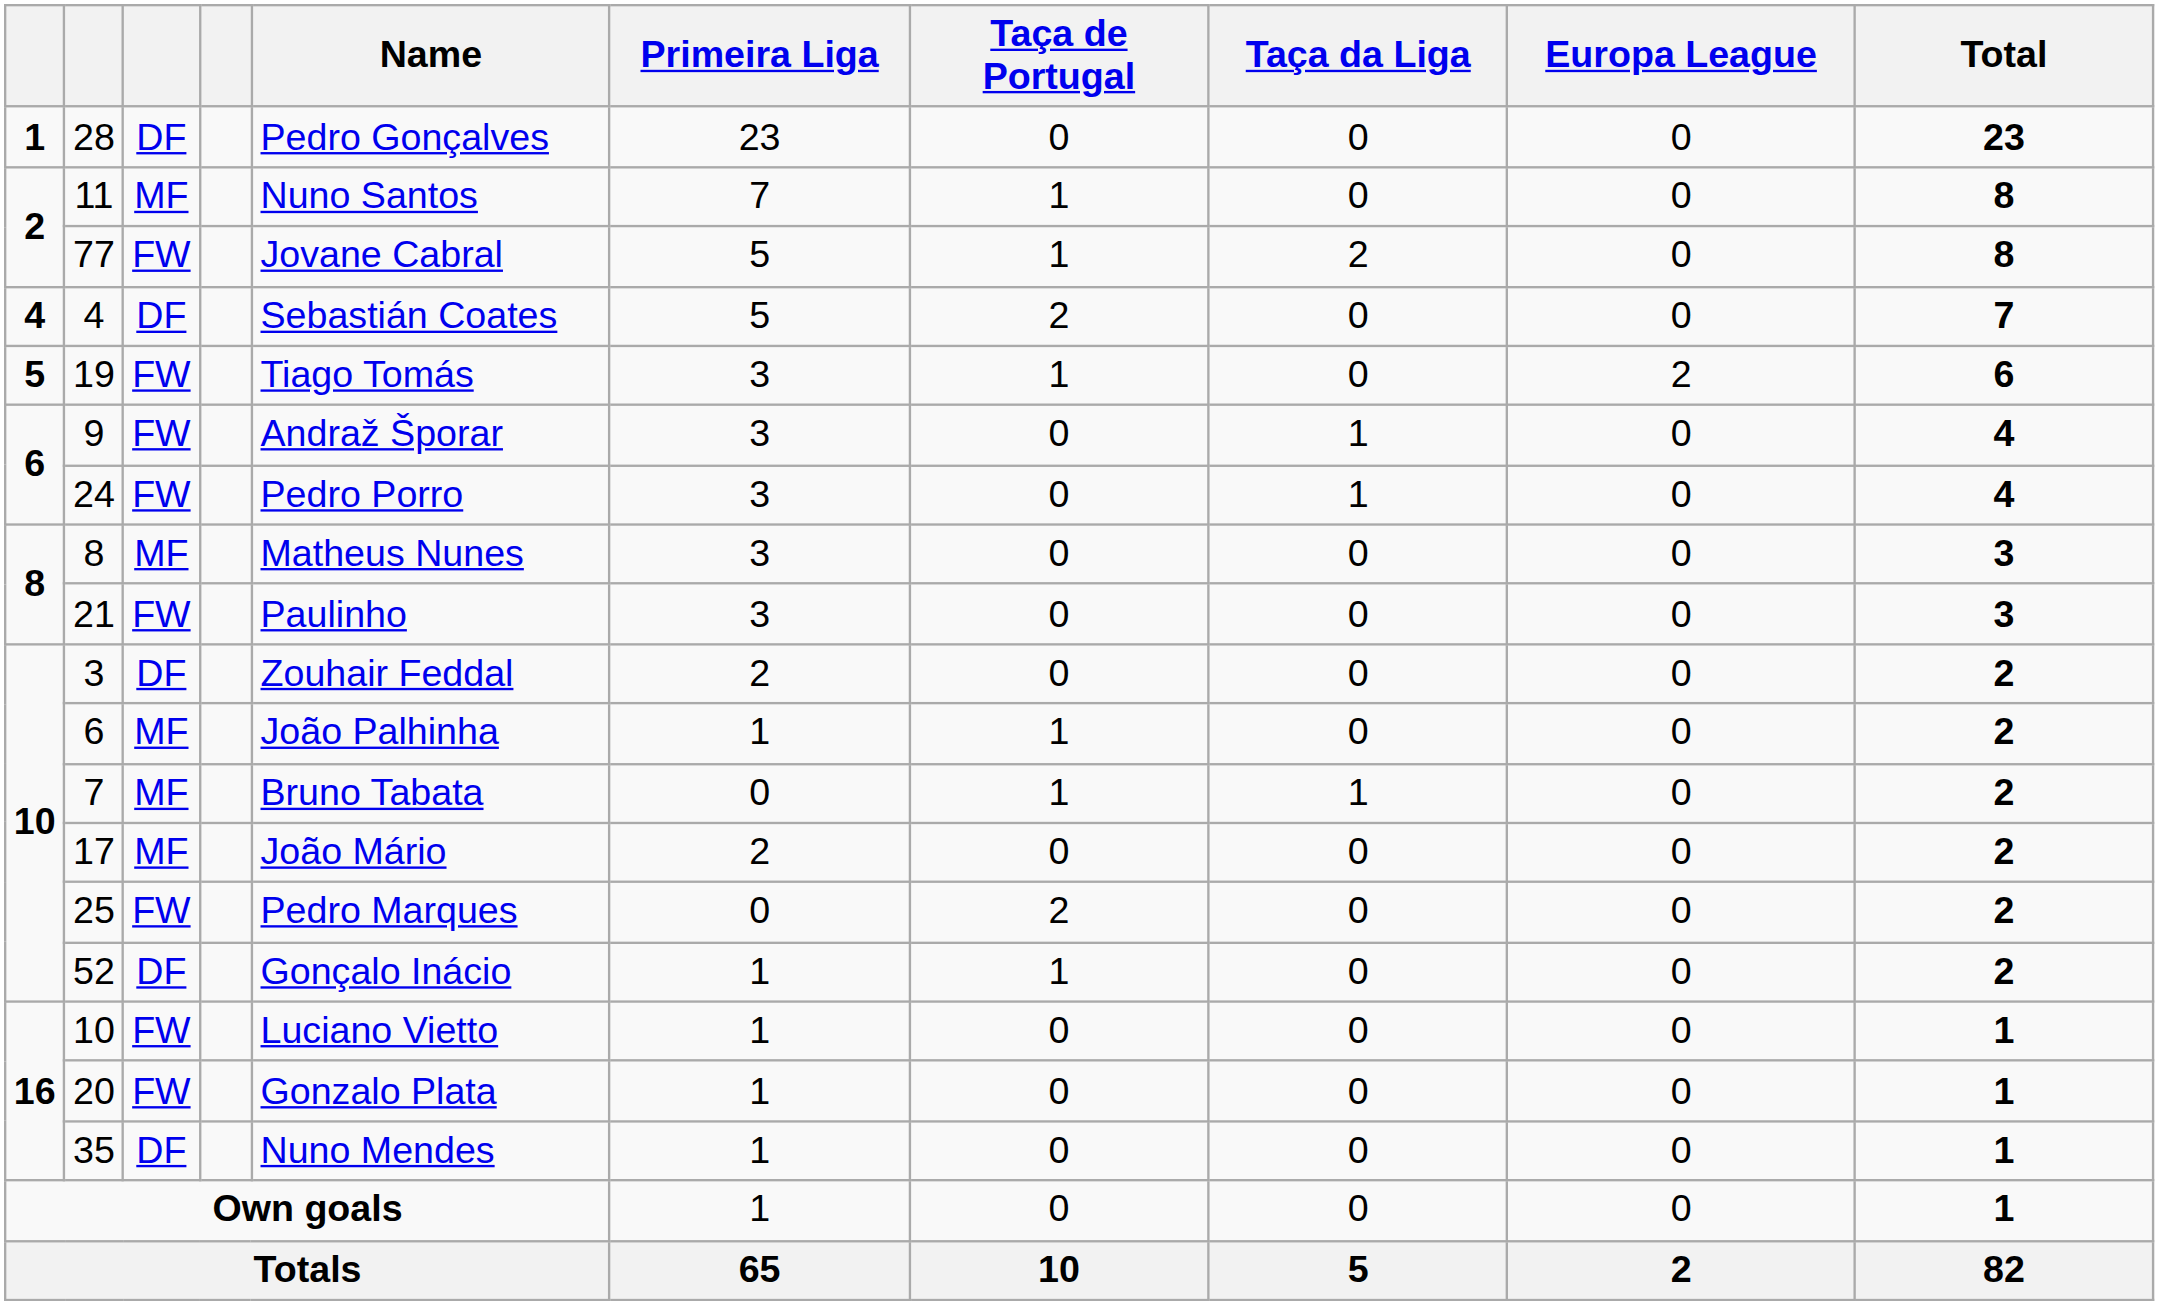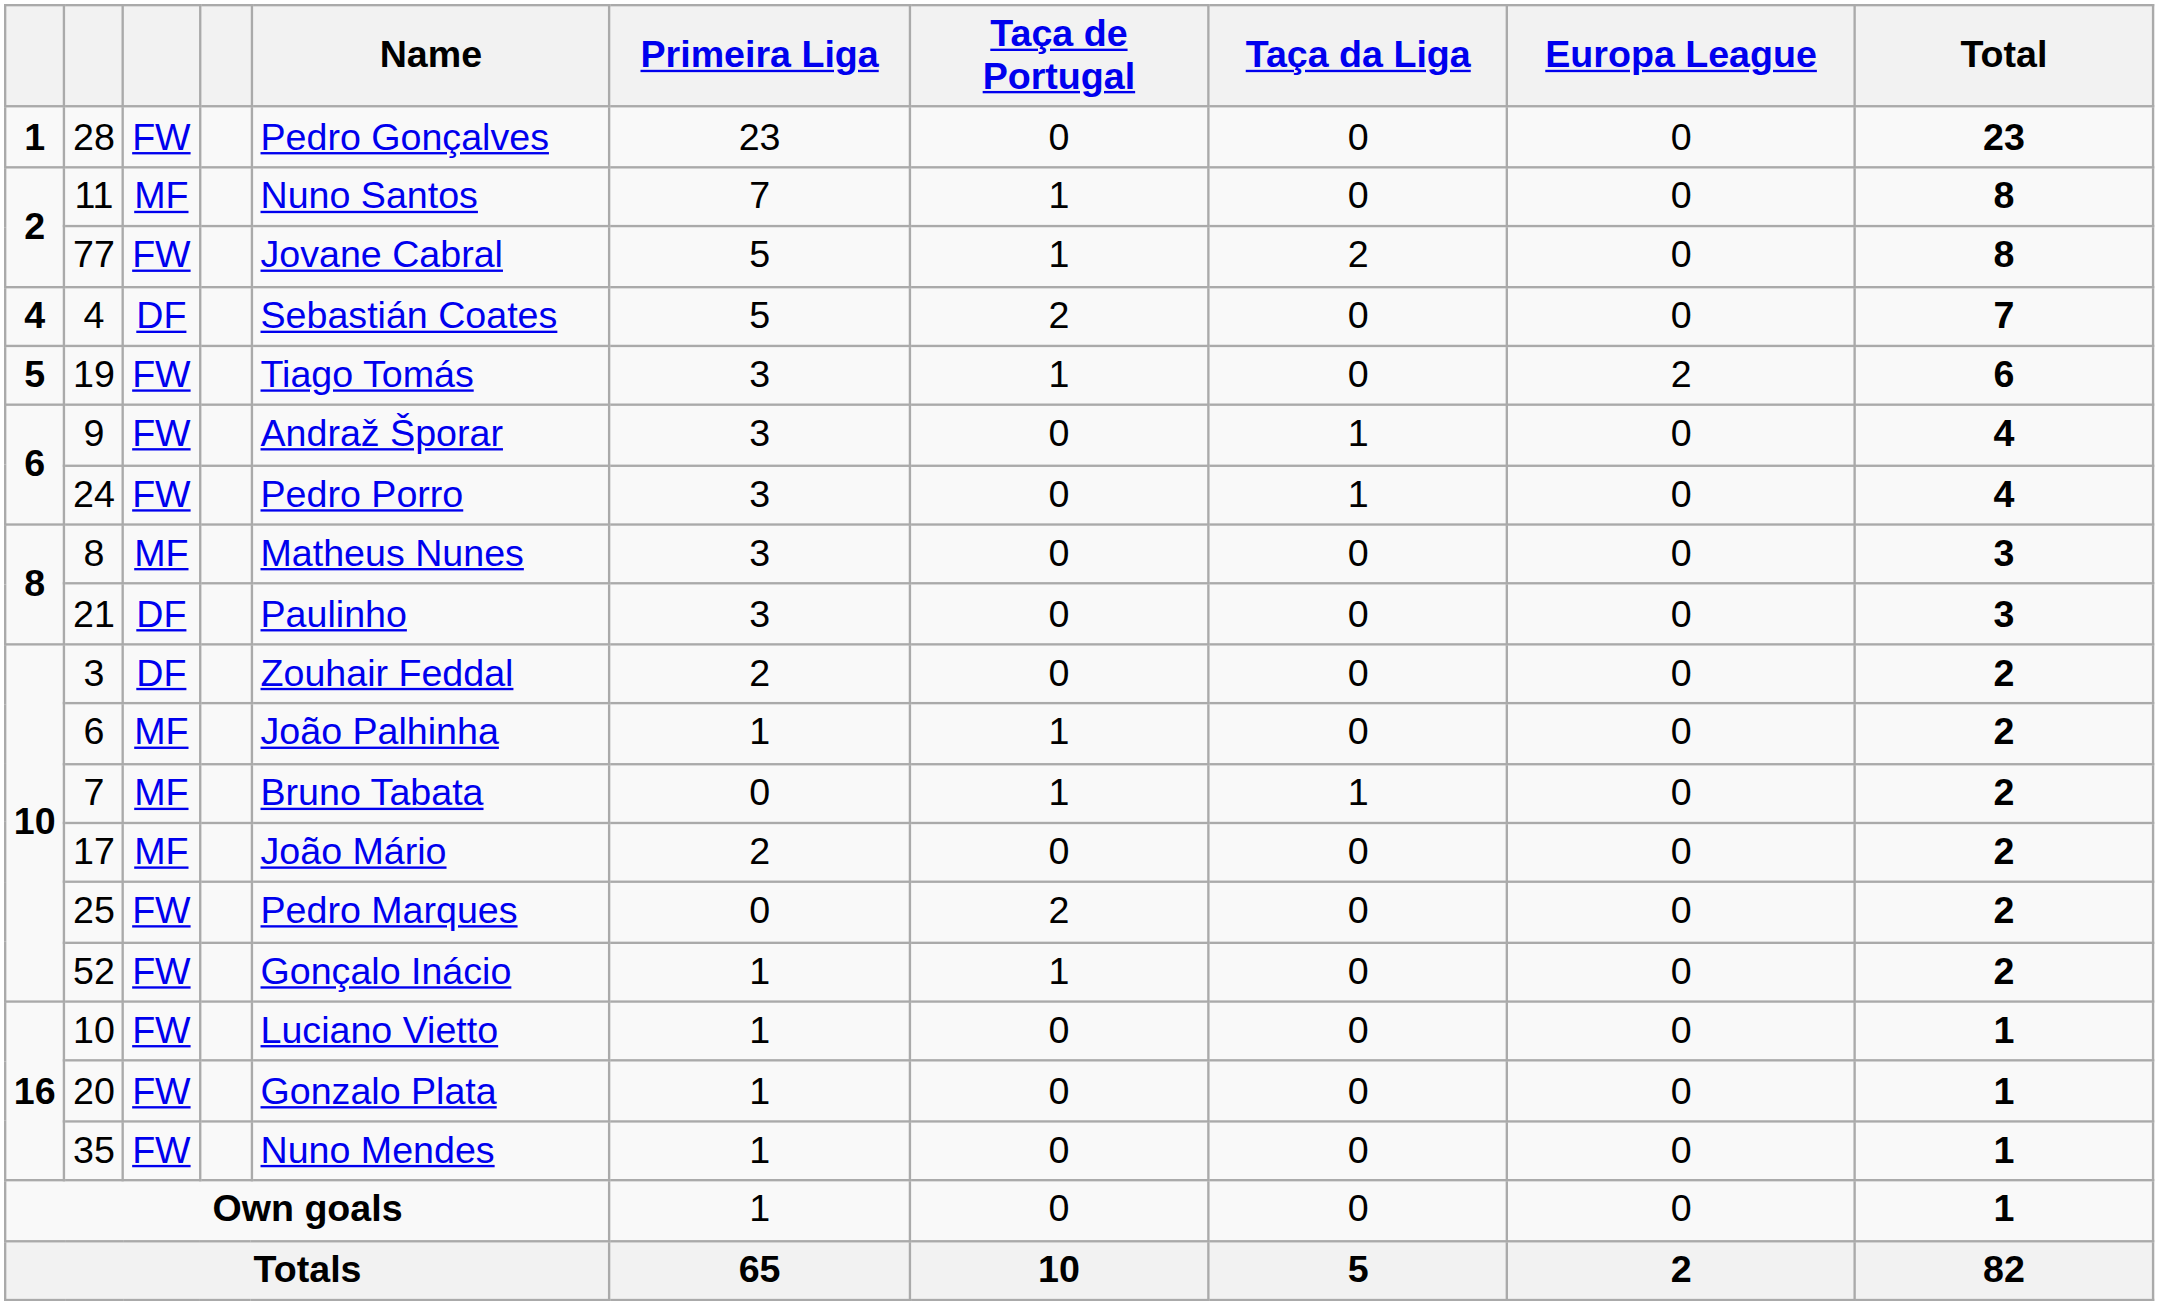(161, 136) DF -> (161, 136) FW
(161, 613) FW -> (161, 613) DF
(161, 971) DF -> (161, 971) FW
(161, 1149) DF -> (161, 1149) FW
